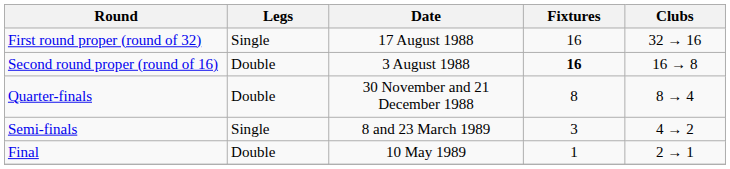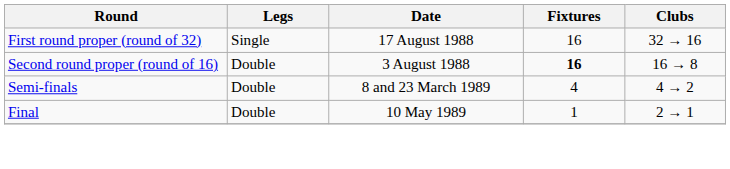- row: (50, 96)
(250, 128) Single -> (253, 87) Double
(574, 128) 3 -> (574, 87) 4
